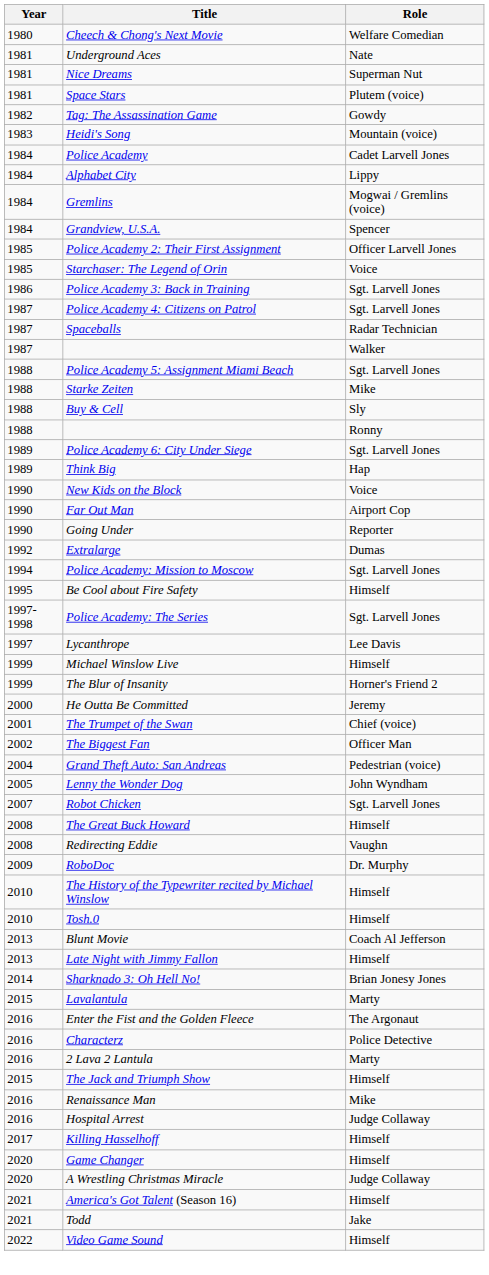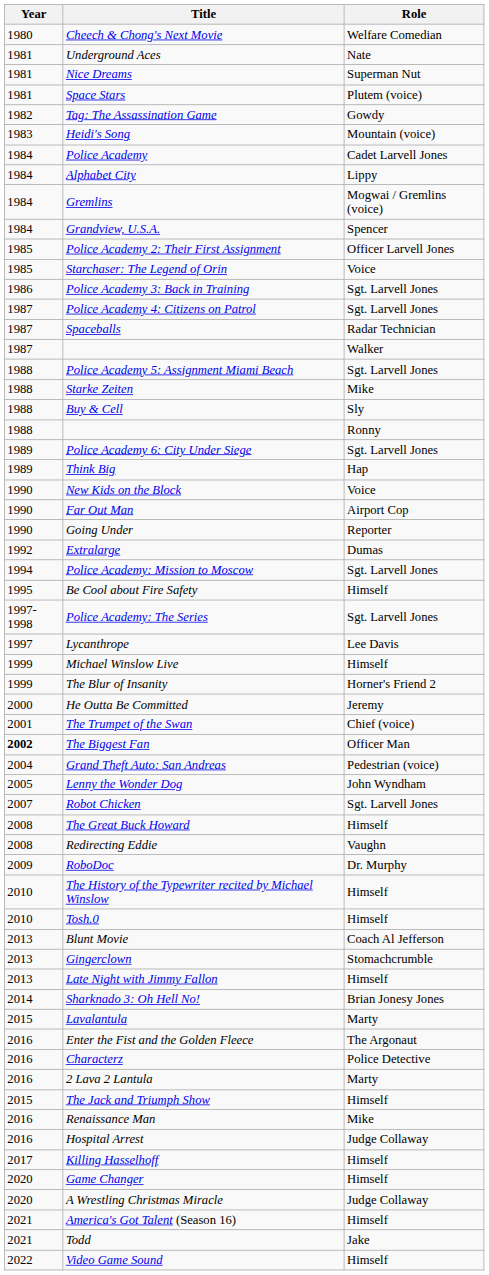(20, 744) normal -> (20, 744) bold
+ row: (99, 959)
